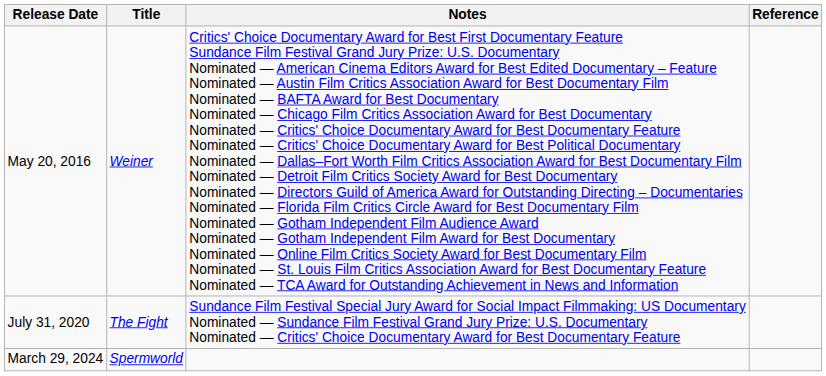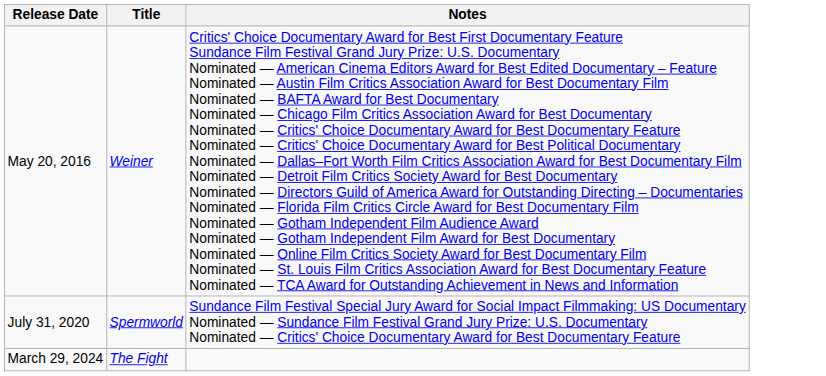- column: (785, 15)
(139, 322) The Fight -> (146, 322) Spermworld
(146, 359) Spermworld -> (139, 359) The Fight
